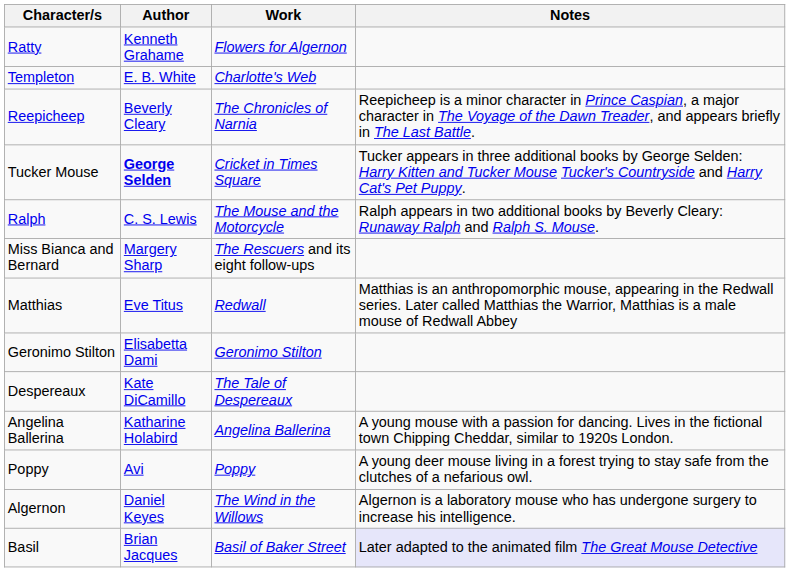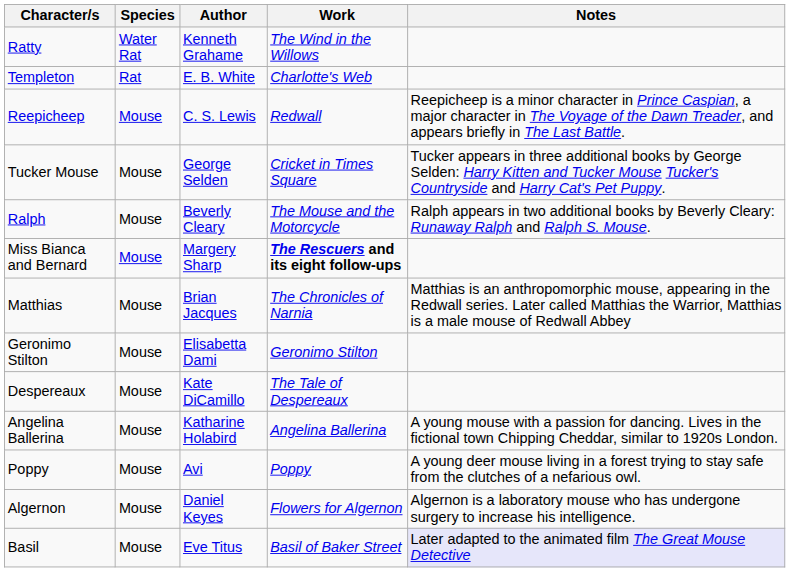+ column: (148, 15)
(281, 46) Flowers for Algernon -> (321, 46) The Wind in the Willows
(148, 116) Beverly Cleary -> (219, 116) C. S. Lewis
(271, 116) The Chronicles of Narnia -> (296, 116) Redwall
(149, 172) bold -> (207, 172) normal
(160, 219) C. S. Lewis -> (207, 219) Beverly Cleary
(282, 258) normal -> (336, 258) bold
(153, 305) Eve Titus -> (210, 305) Brian Jacques
(240, 305) Redwall -> (327, 305) The Chronicles of Narnia
(265, 508) The Wind in the Willows -> (336, 508) Flowers for Algernon
(151, 547) Brian Jacques -> (213, 547) Eve Titus
